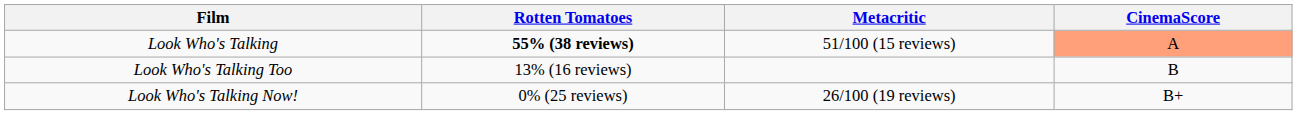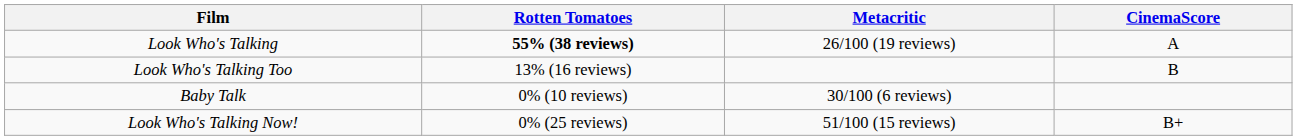(889, 43) 51/100 (15 reviews) -> (889, 43) 26/100 (19 reviews)
(1173, 43) lightsalmon background -> (1173, 43) no background
+ row: (213, 95)
(889, 95) 26/100 (19 reviews) -> (889, 122) 51/100 (15 reviews)
